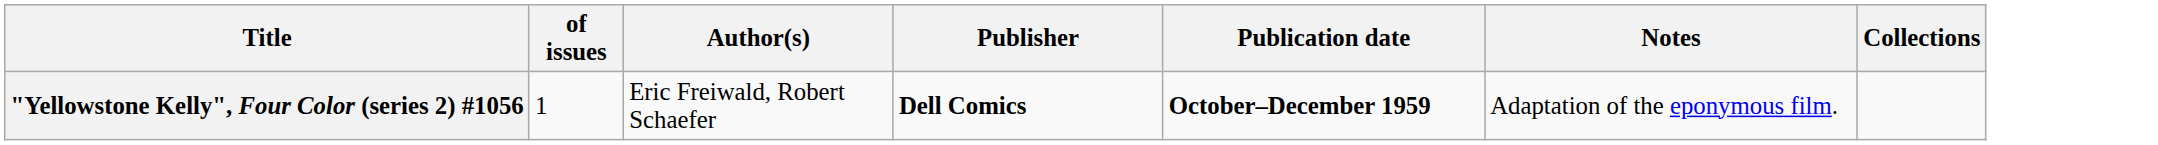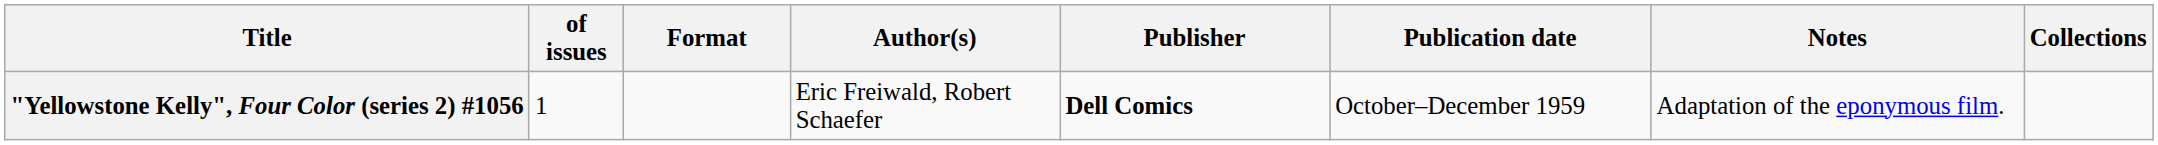+ column: (707, 38)
(1300, 105) bold -> (1460, 105) normal
